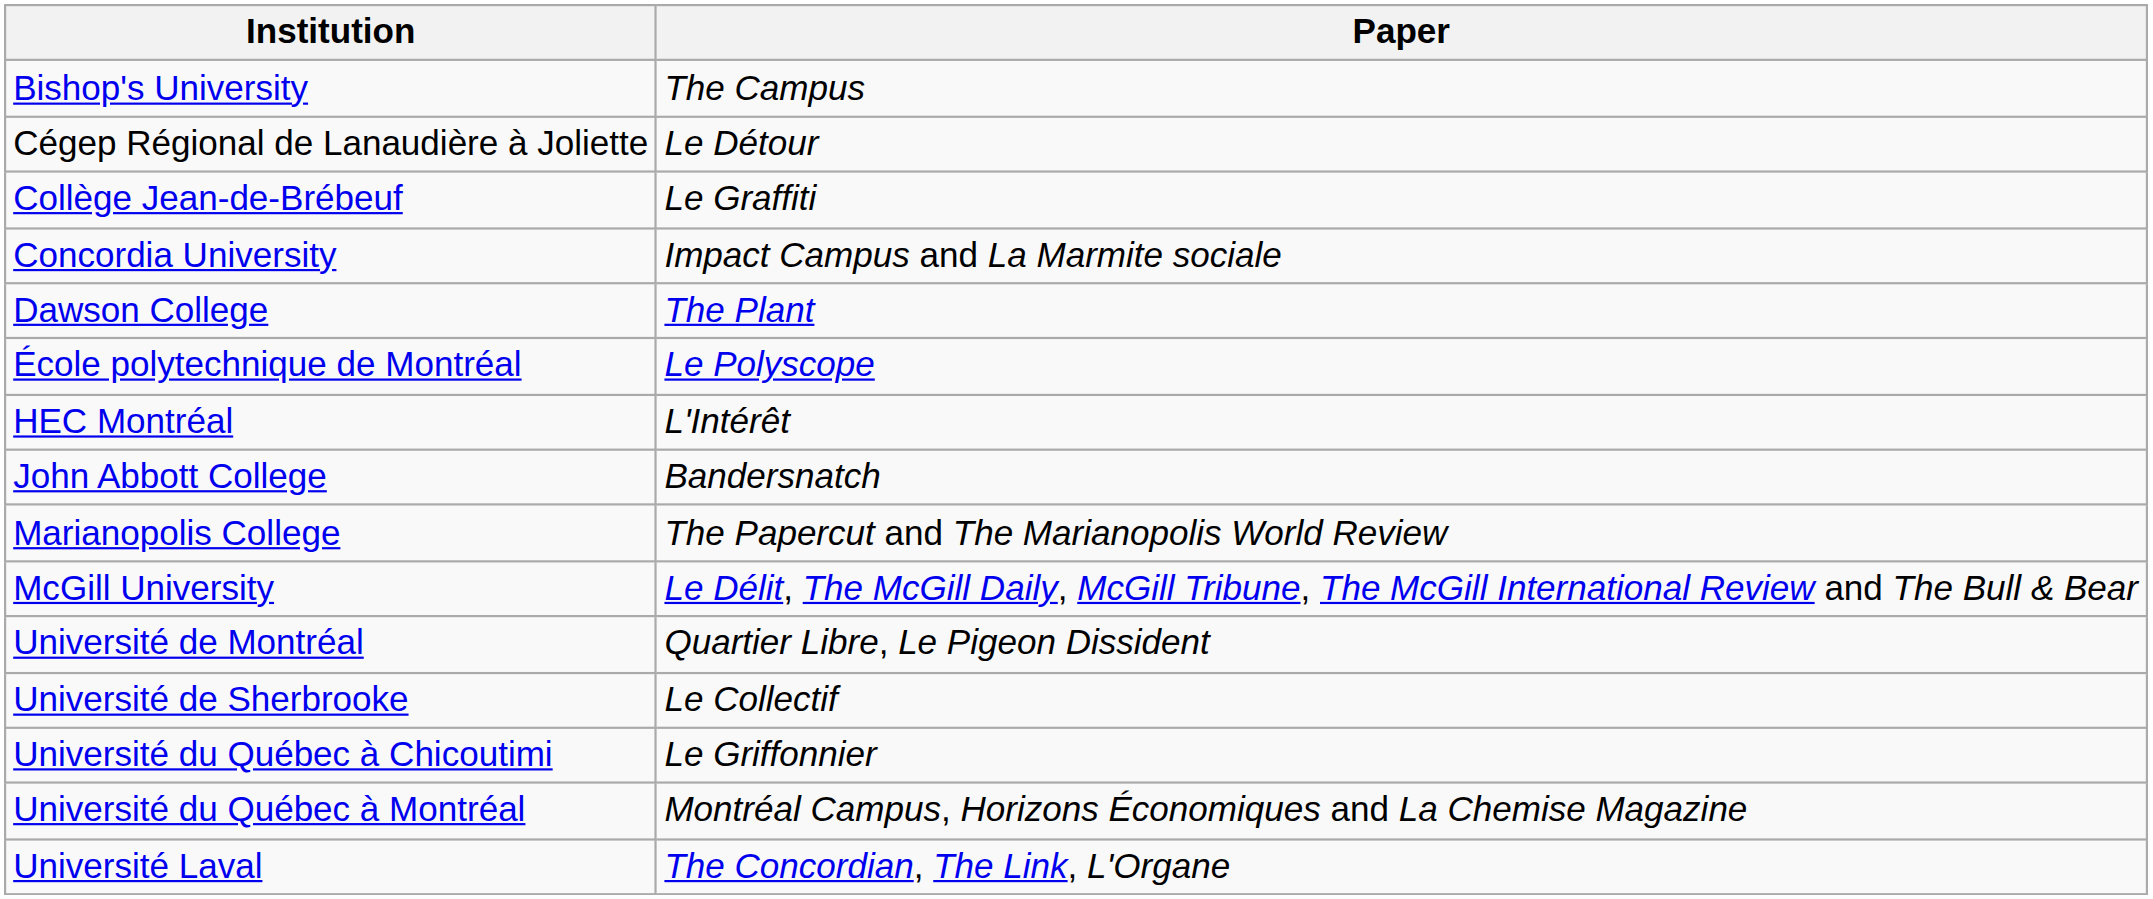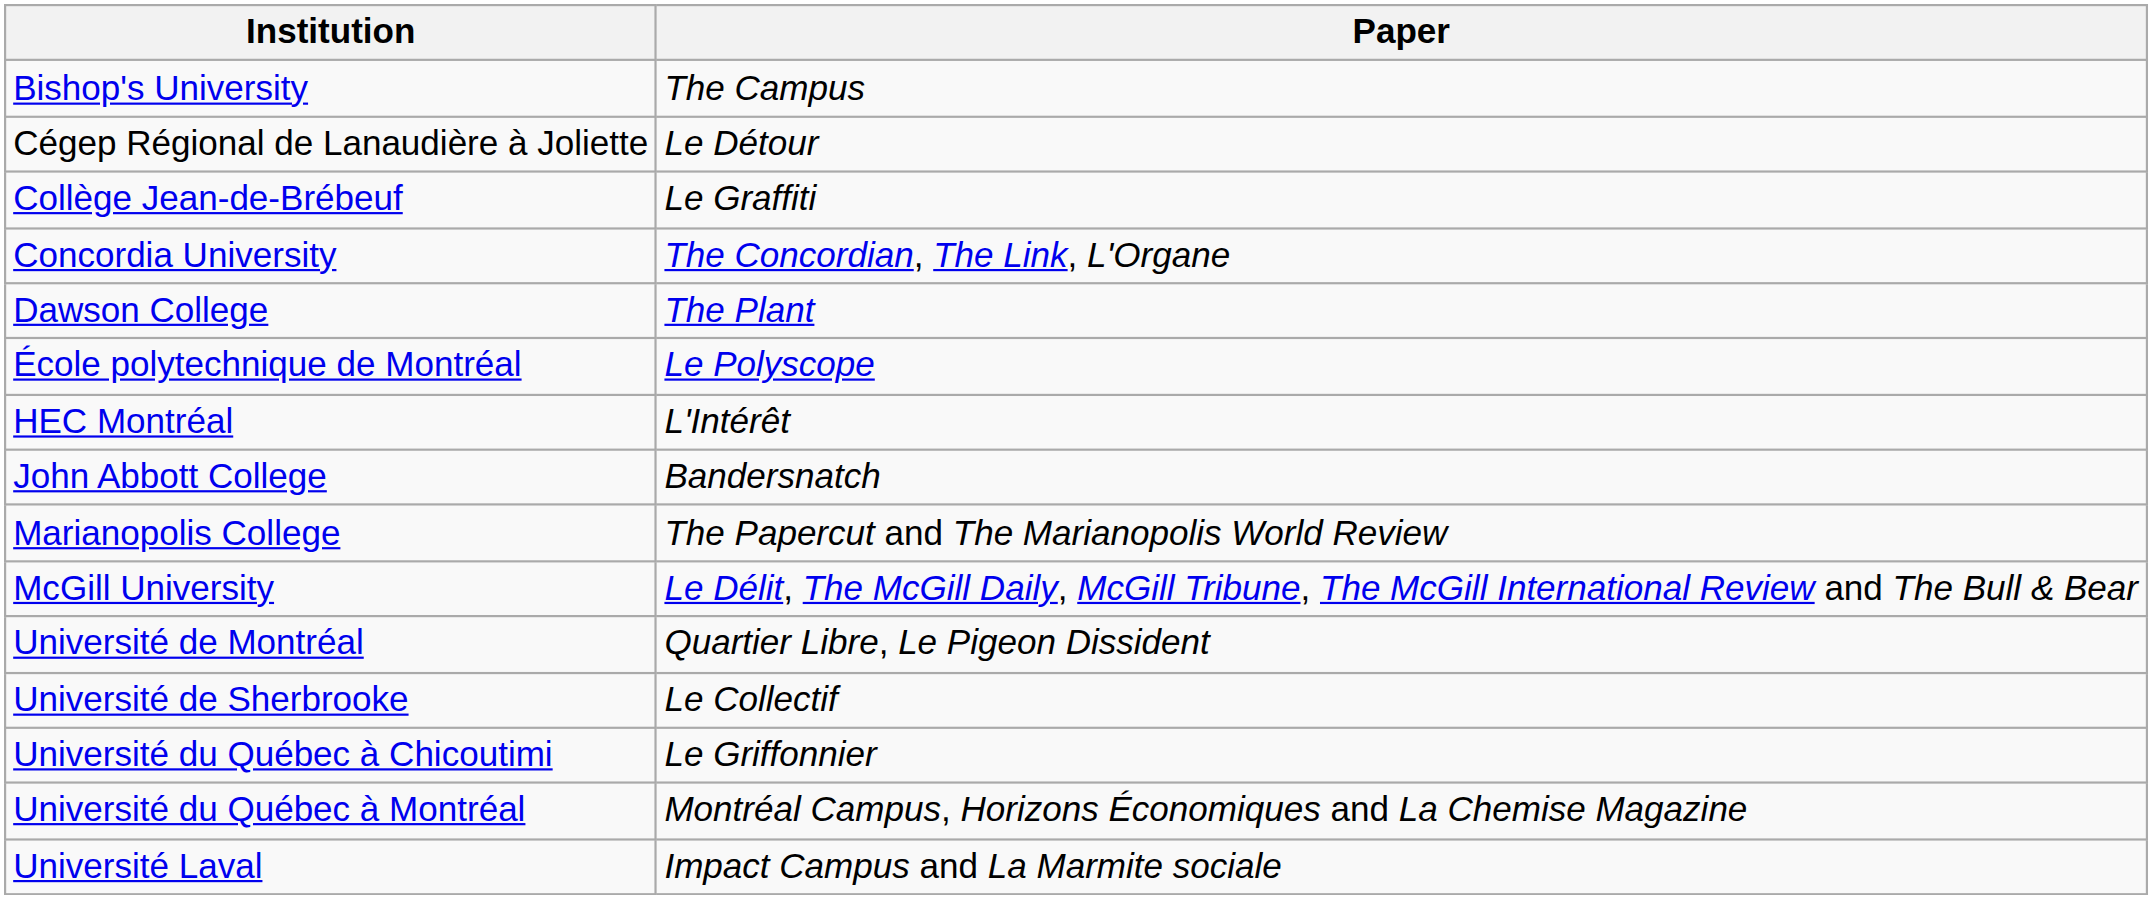(973, 254) Impact Campus and La Marmite sociale -> (947, 254) The Concordian, The Link, L'Organe
(947, 865) The Concordian, The Link, L'Organe -> (973, 865) Impact Campus and La Marmite sociale
